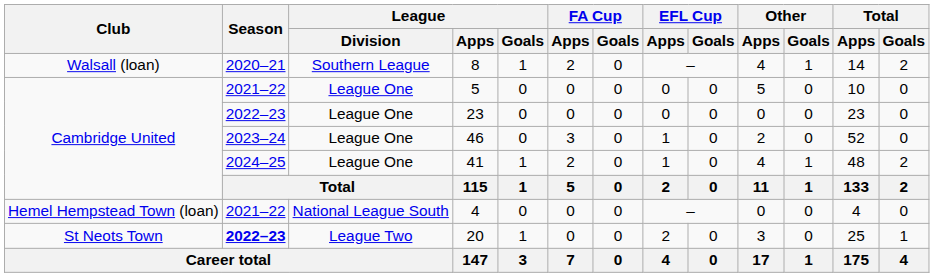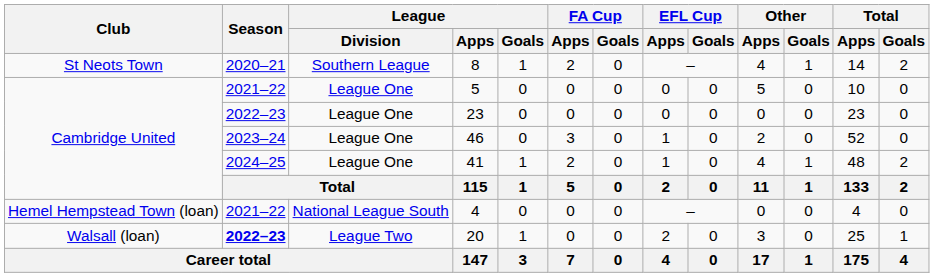(113, 65) Walsall (loan) -> (113, 65) St Neots Town
(113, 235) St Neots Town -> (113, 235) Walsall (loan)
